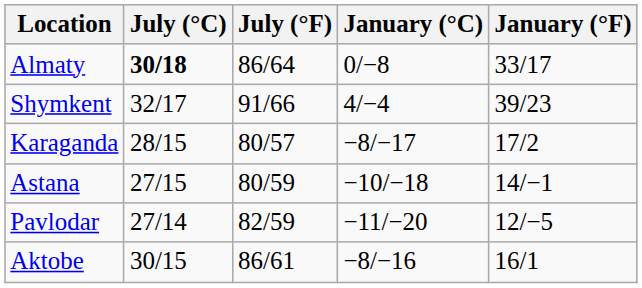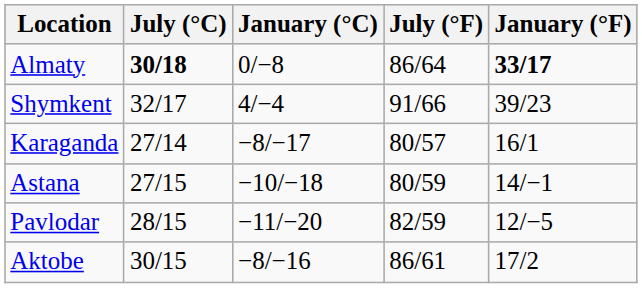columns swapped: (285, 24) <-> (413, 24)
(523, 63) normal -> (523, 63) bold
(158, 143) 28/15 -> (158, 143) 27/14
(517, 143) 17/2 -> (517, 143) 16/1
(158, 222) 27/14 -> (158, 222) 28/15
(517, 261) 16/1 -> (517, 261) 17/2
